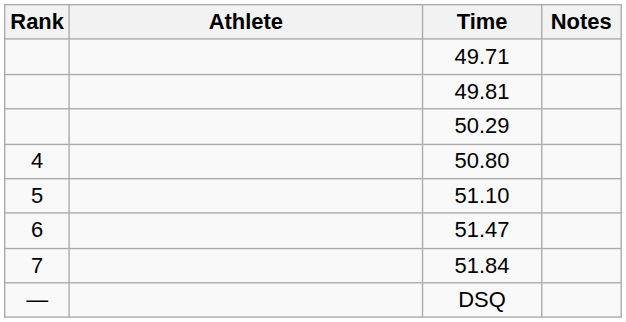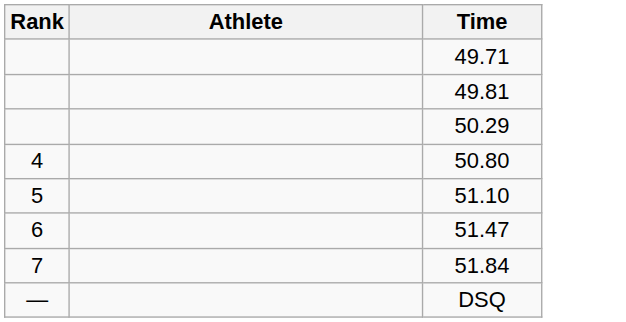- column: (581, 21)
